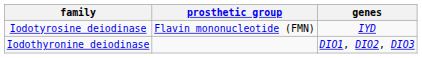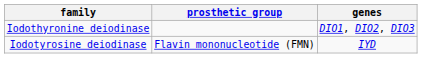rows swapped: (78, 45) <-> (78, 29)
